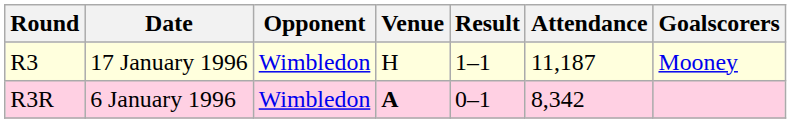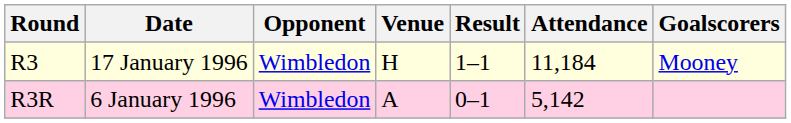(563, 61) 11,187 -> (563, 61) 11,184
(390, 99) bold -> (390, 99) normal
(558, 99) 8,342 -> (558, 99) 5,142
